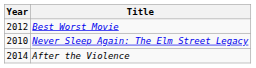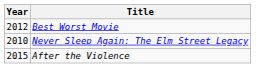(17, 56) 2014 -> (17, 56) 2015
